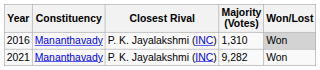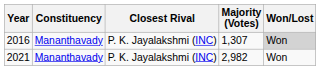(235, 40) 1,310 -> (235, 40) 1,307
(235, 57) 9,282 -> (235, 57) 2,982
